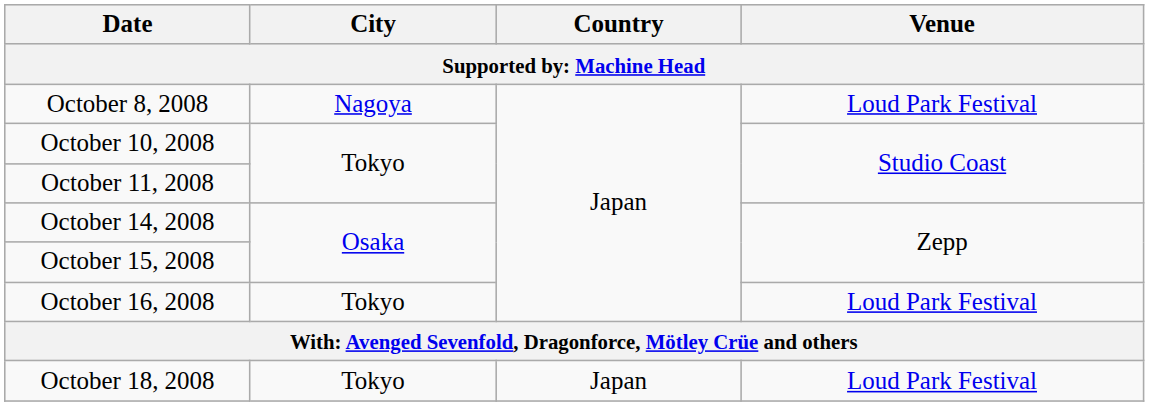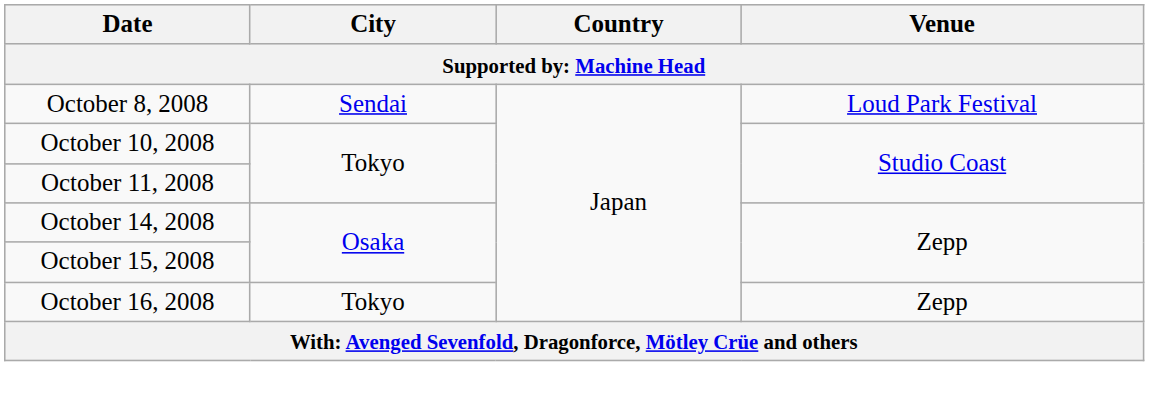(373, 103) Nagoya -> (373, 103) Sendai
(942, 301) Loud Park Festival -> (942, 301) Zepp
- row: (128, 380)
